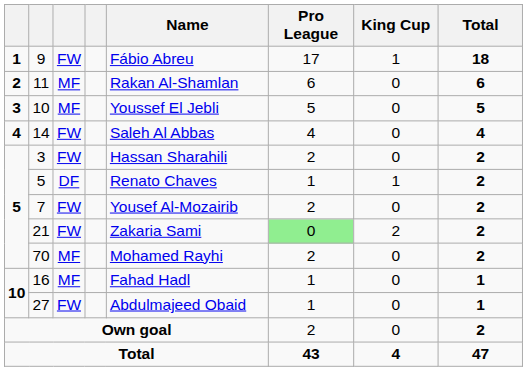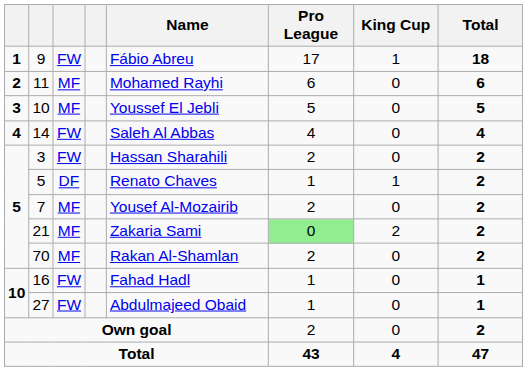(174, 83) Rakan Al-Shamlan -> (166, 83) Mohamed Rayhi
(69, 206) FW -> (69, 206) MF
(69, 231) FW -> (69, 231) MF
(166, 255) Mohamed Rayhi -> (174, 255) Rakan Al-Shamlan
(69, 280) MF -> (69, 280) FW
